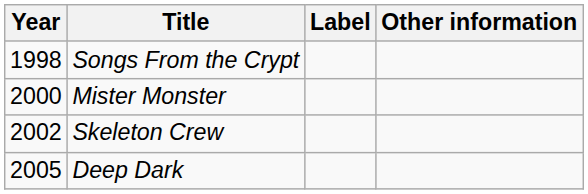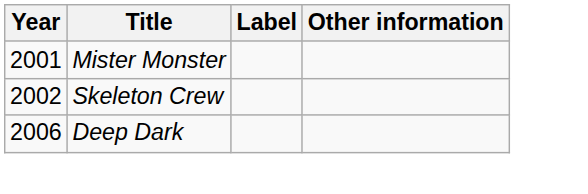- row: (186, 59)
(36, 96) 2000 -> (36, 59) 2001
(36, 170) 2005 -> (36, 133) 2006
